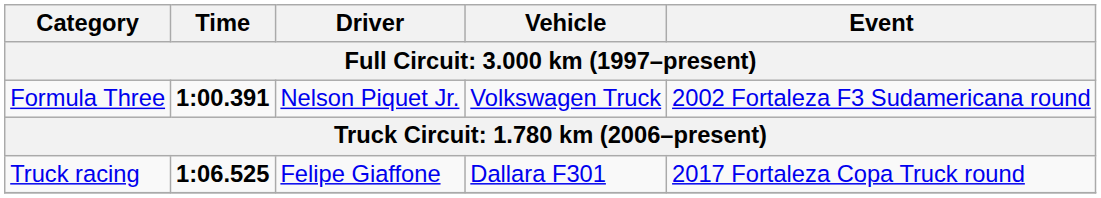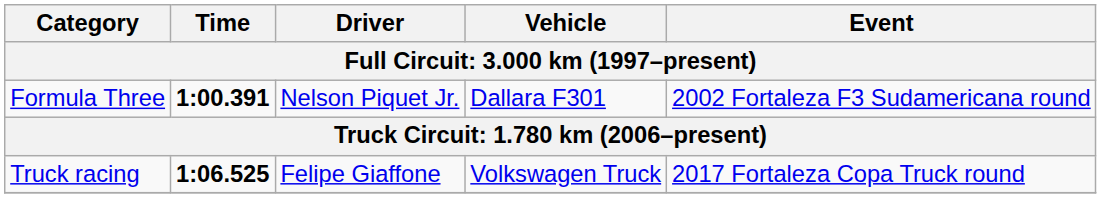(566, 98) Volkswagen Truck -> (538, 98) Dallara F301
(538, 173) Dallara F301 -> (566, 173) Volkswagen Truck
